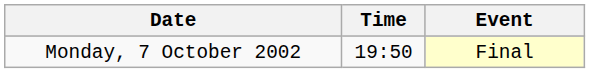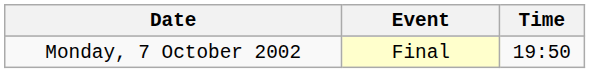columns swapped: (384, 21) <-> (505, 21)
